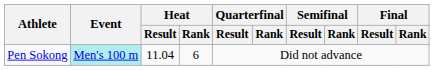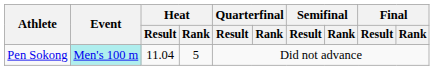(196, 55) 6 -> (196, 55) 5
